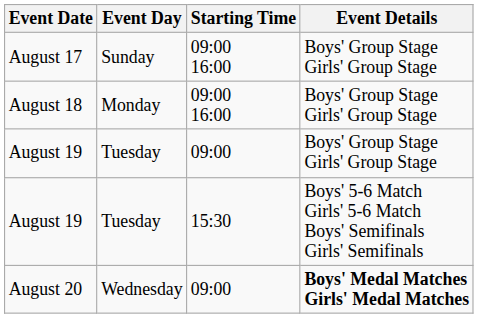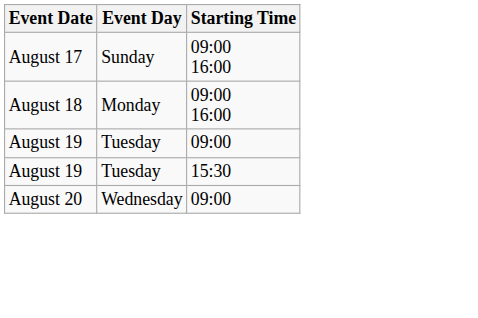- column: (387, 18)
